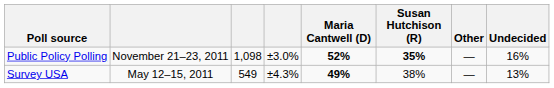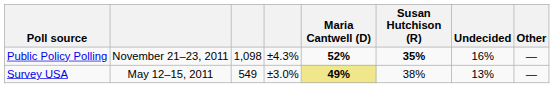columns swapped: (469, 38) <-> (518, 38)
(283, 56) ±3.0% -> (283, 56) ±4.3%
(283, 74) ±4.3% -> (283, 74) ±3.0%
(339, 74) no background -> (339, 74) khaki background
